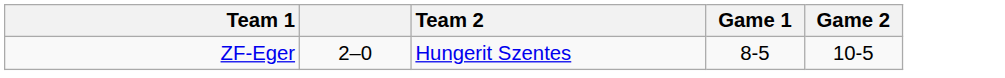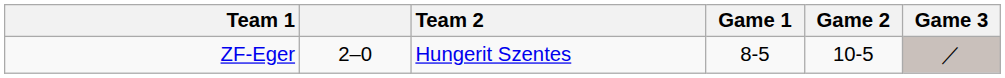+ column: (951, 20)
